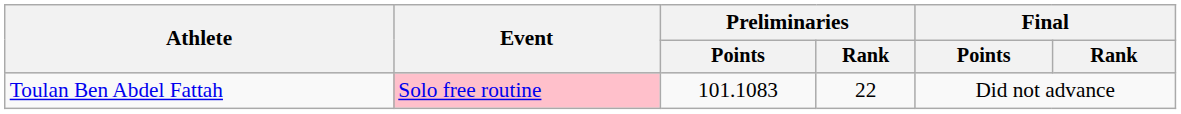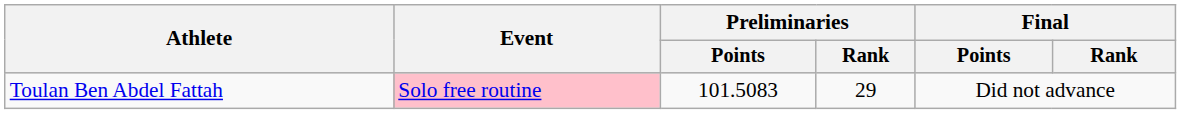(738, 90) 101.1083 -> (738, 90) 101.5083
(866, 90) 22 -> (866, 90) 29
